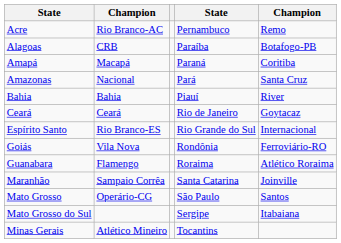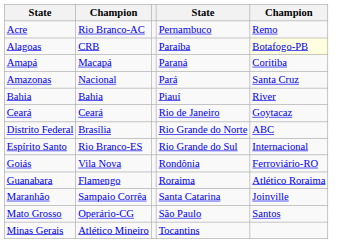(288, 46) no background -> (280, 46) lightyellow background
+ row: (40, 130)
- row: (49, 213)
